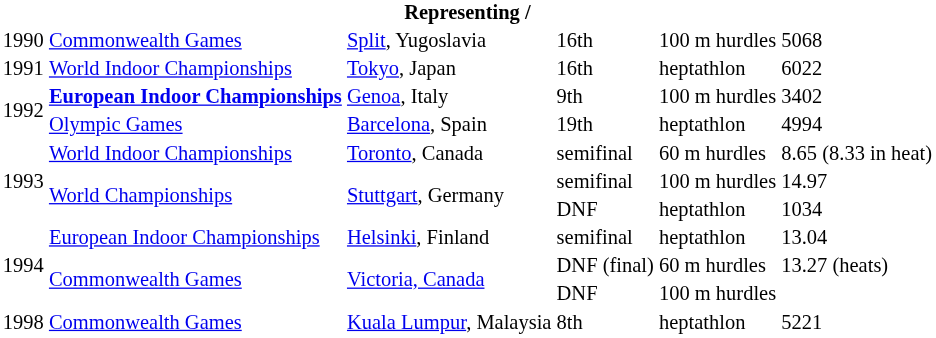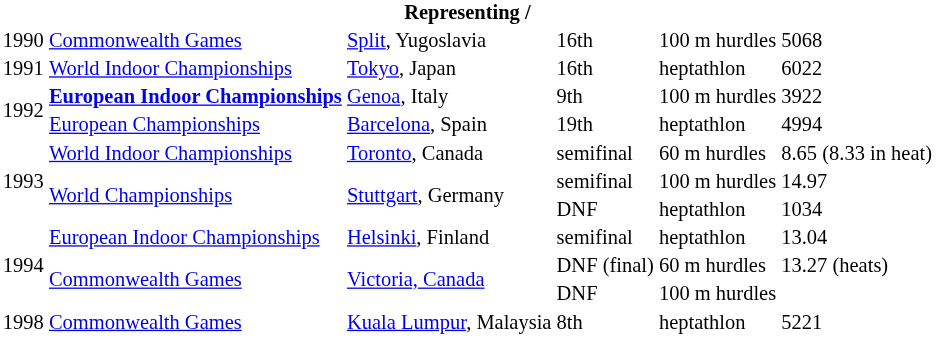(802, 96) 3402 -> (802, 96) 3922
(116, 124) Olympic Games -> (154, 124) European Championships
